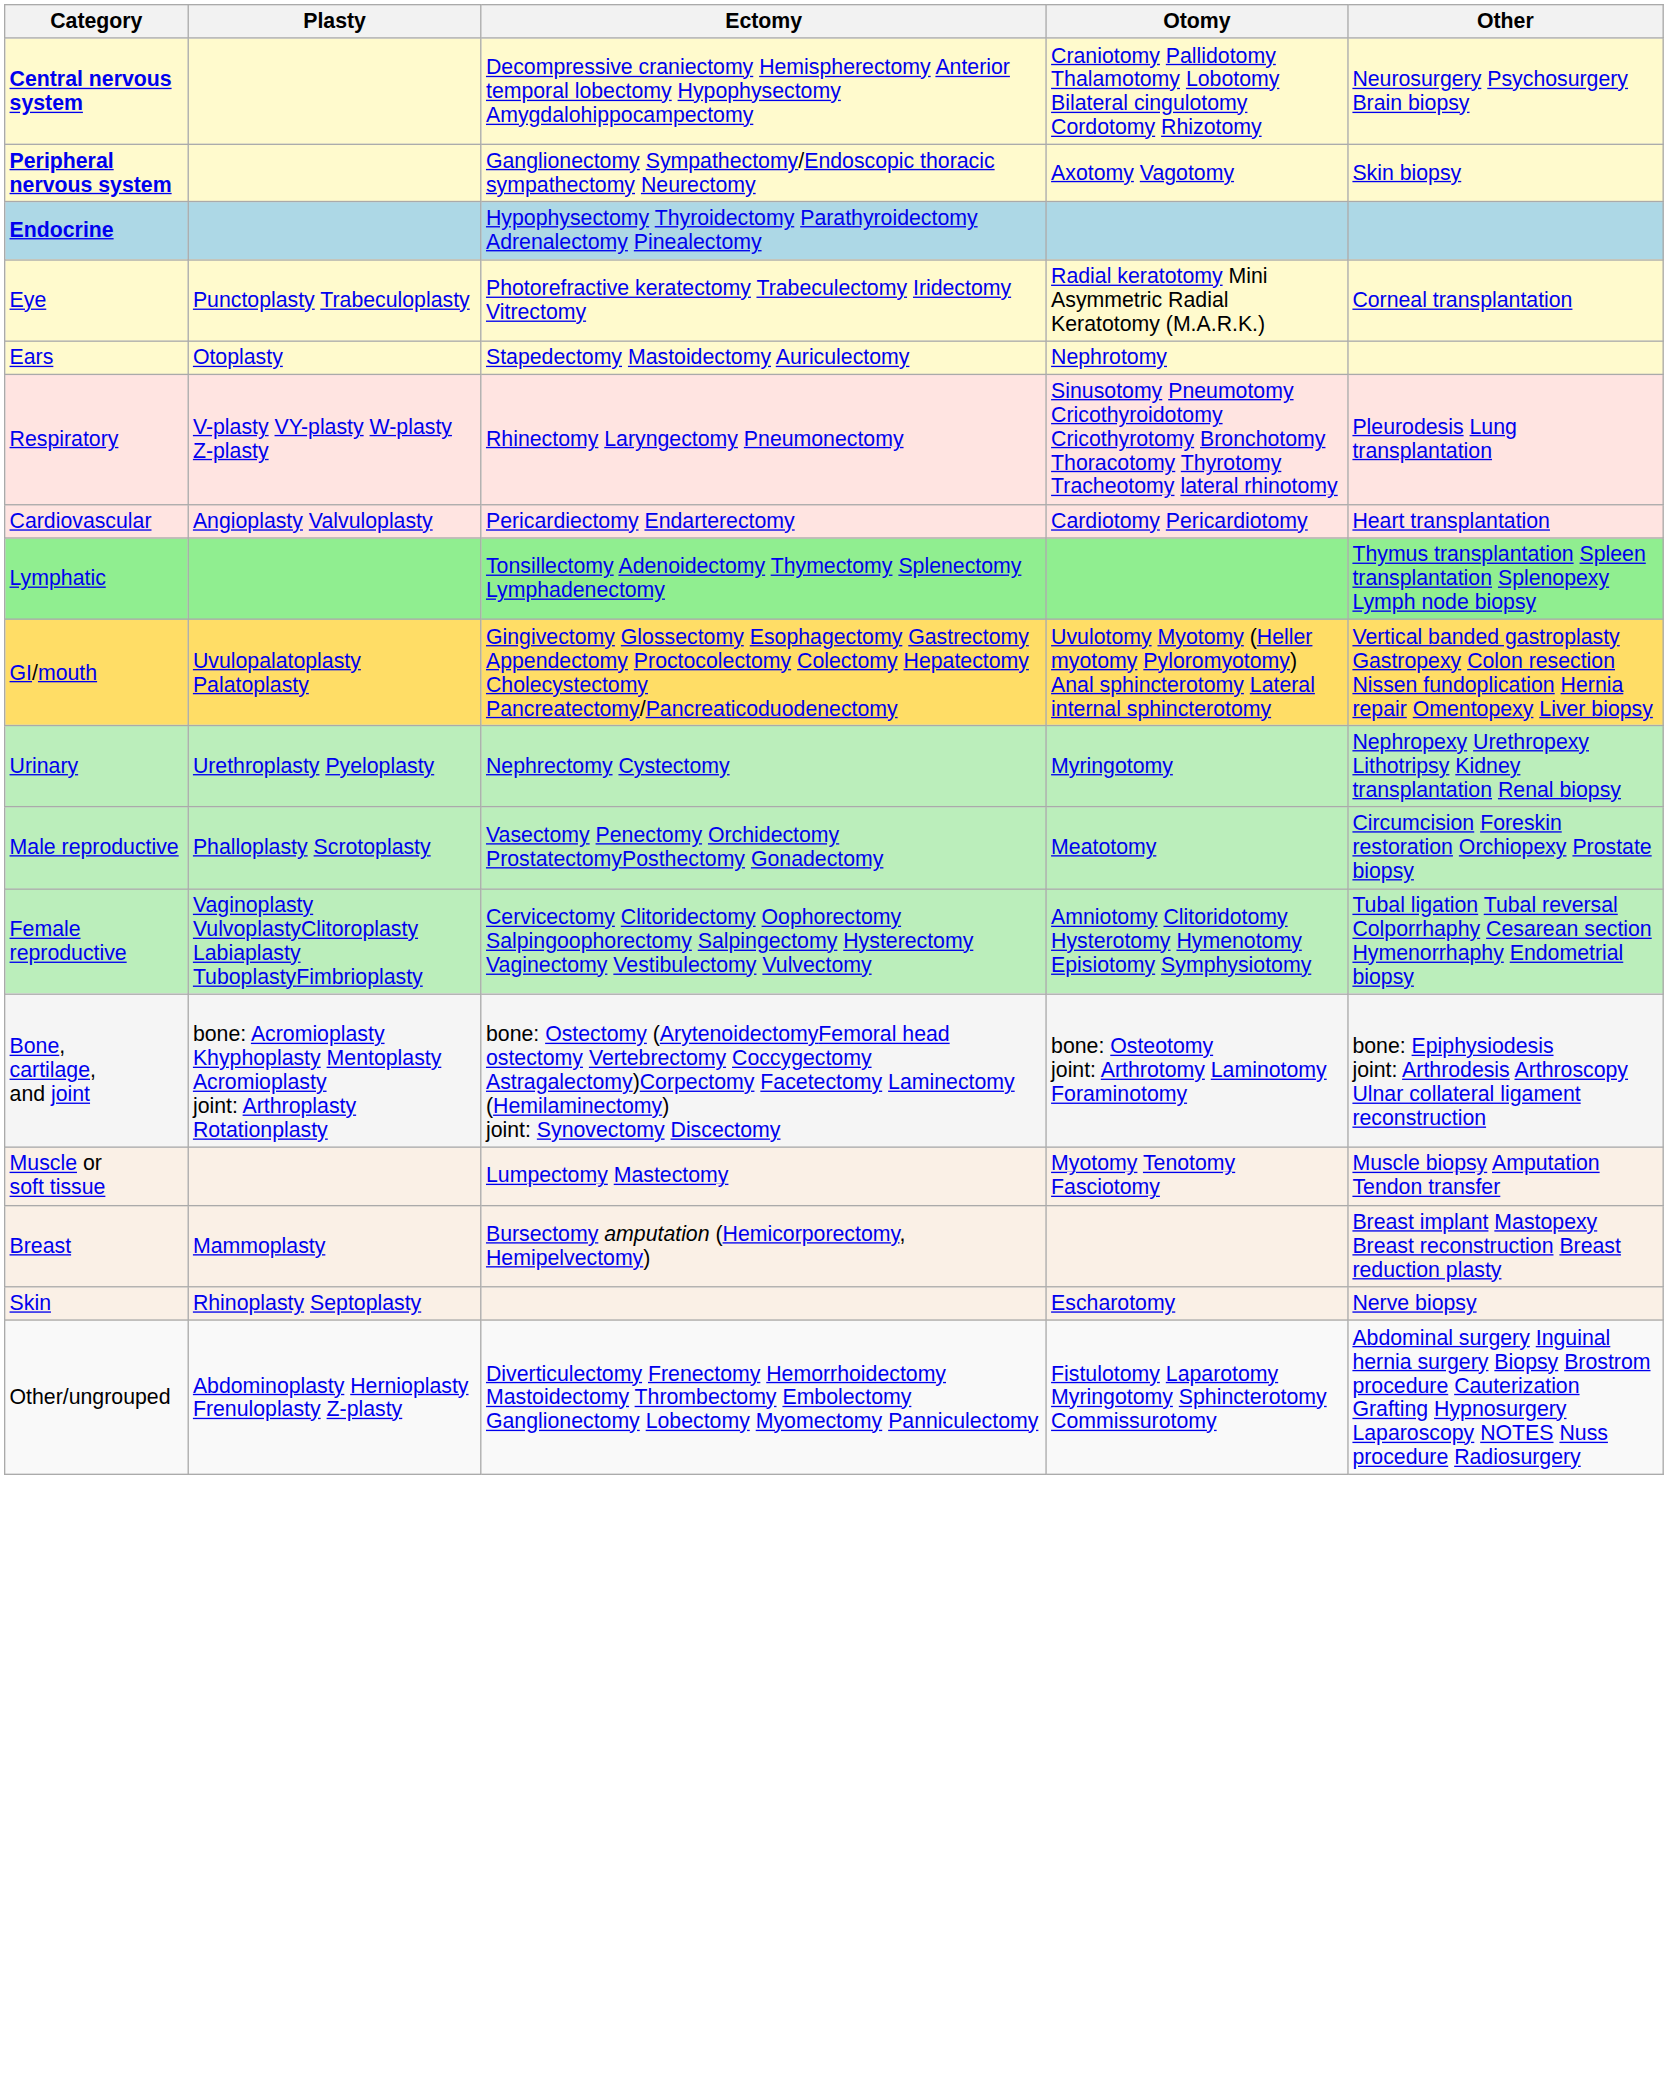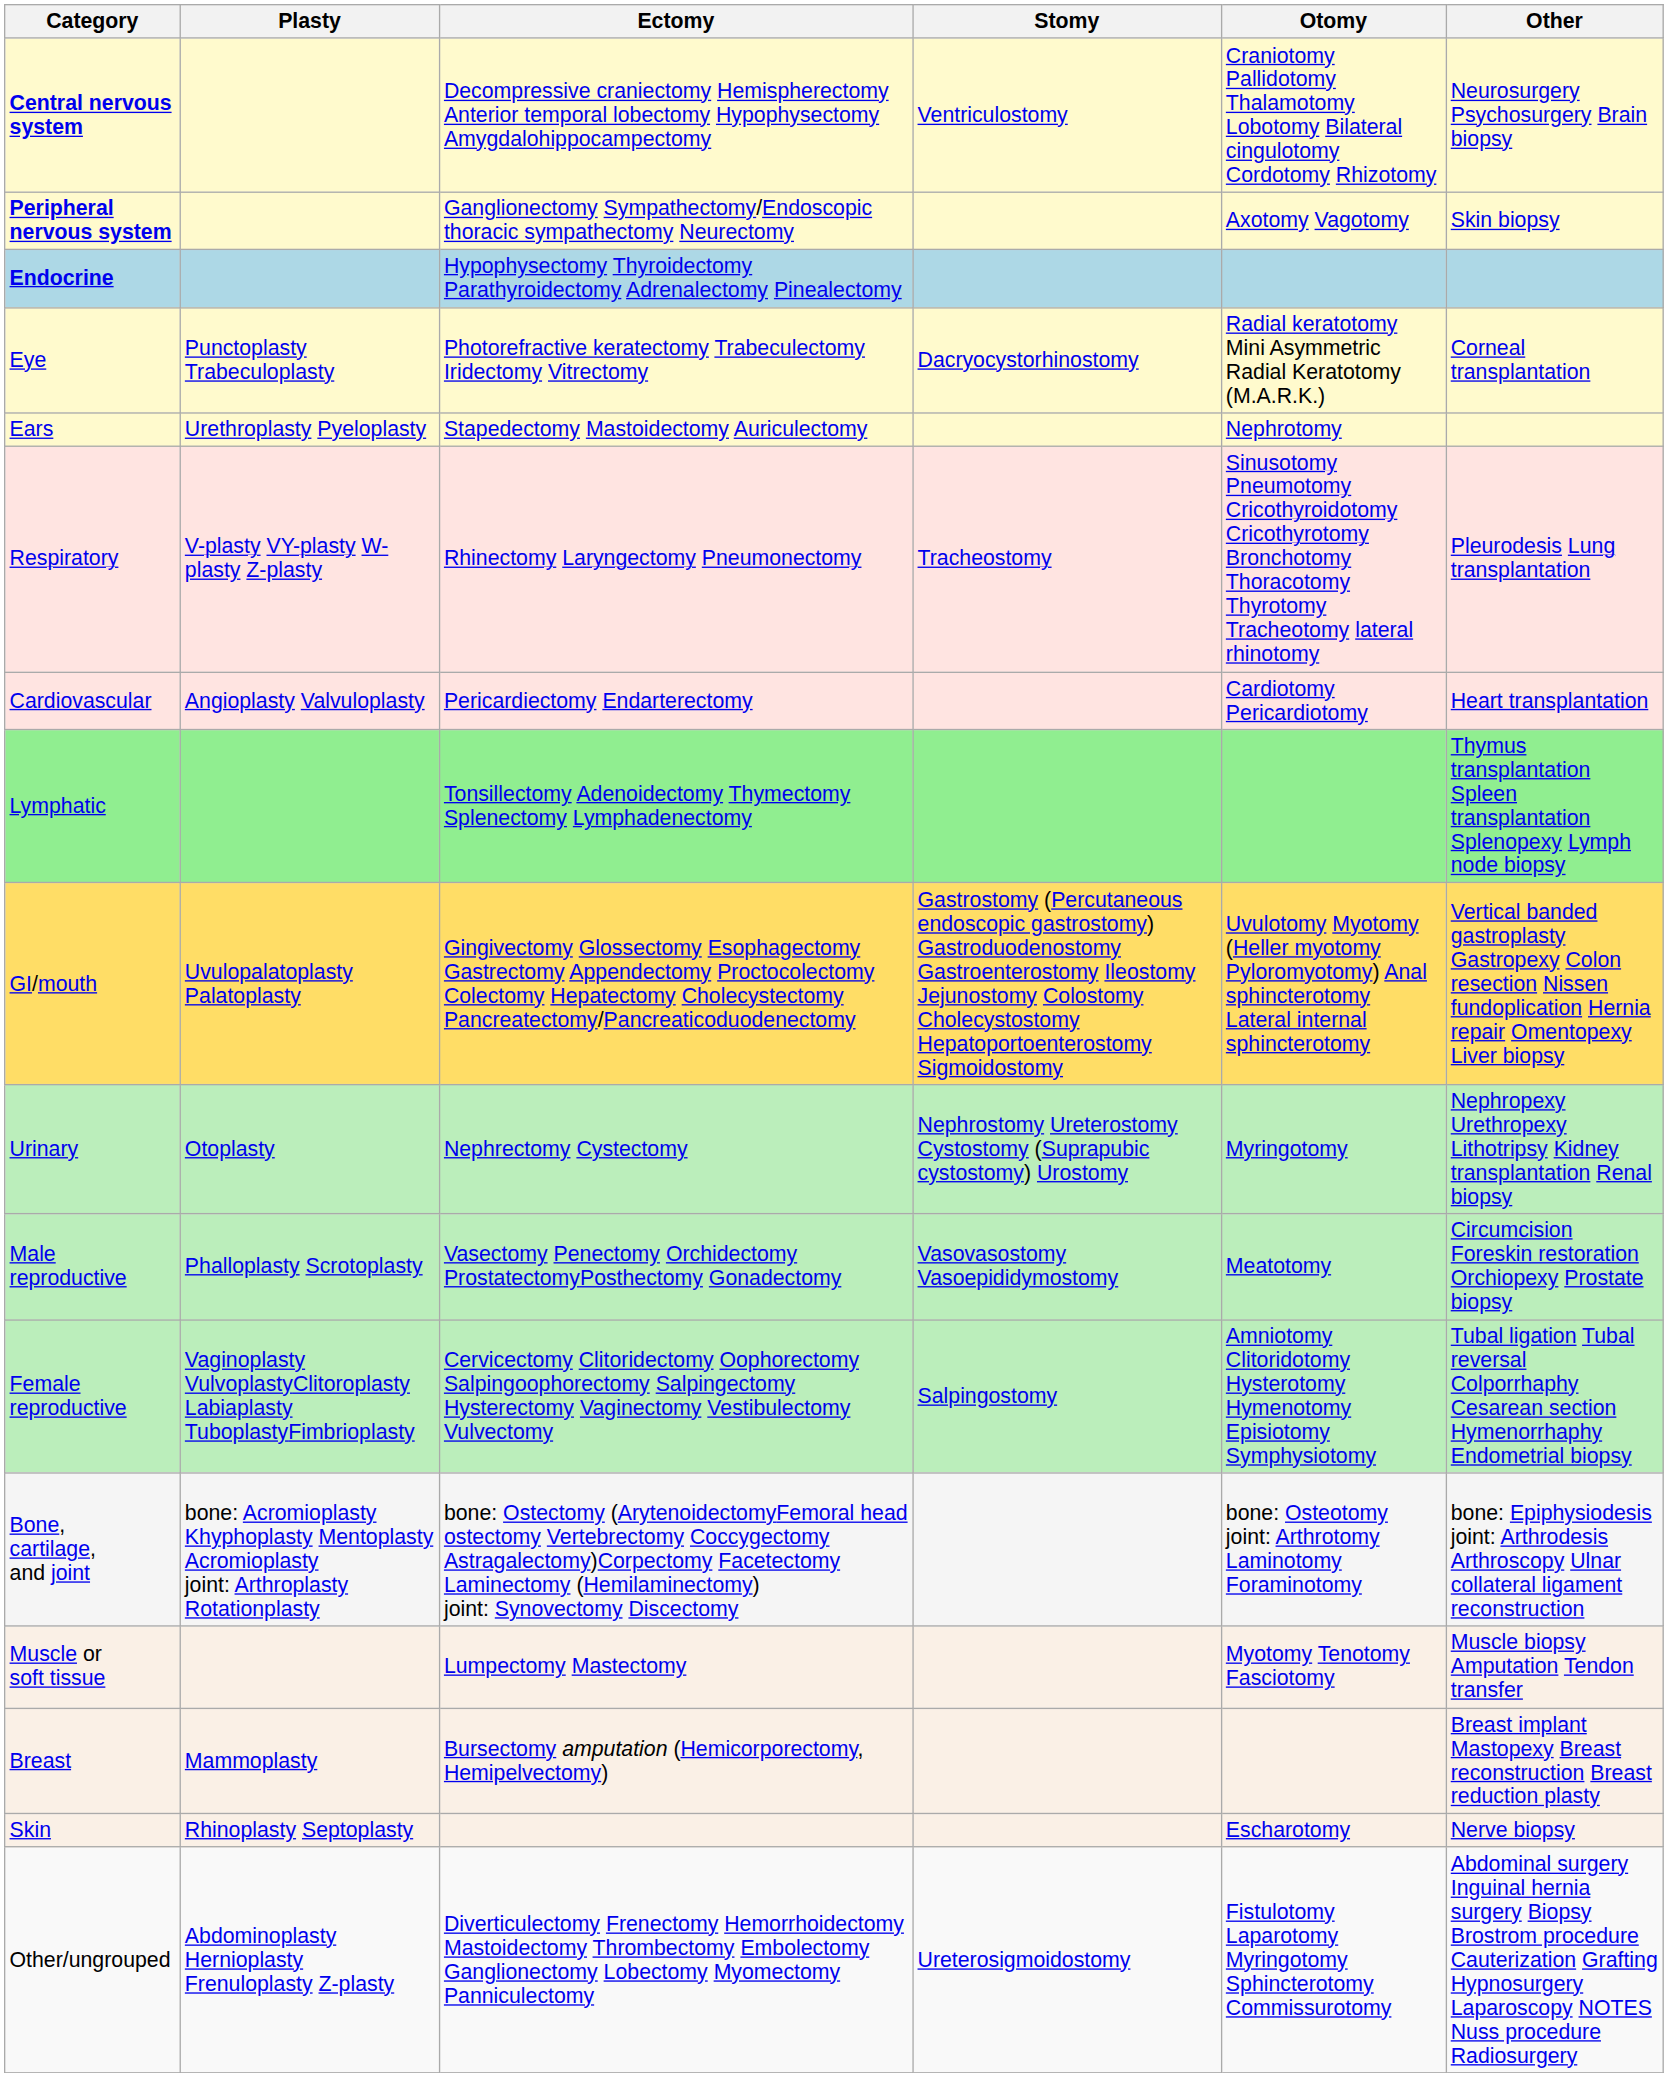+ column: (1067, 21)
(238, 357) Otoplasty -> (306, 429) Urethroplasty Pyeloplasty
(314, 765) Urethroplasty Pyeloplasty -> (230, 1148) Otoplasty
